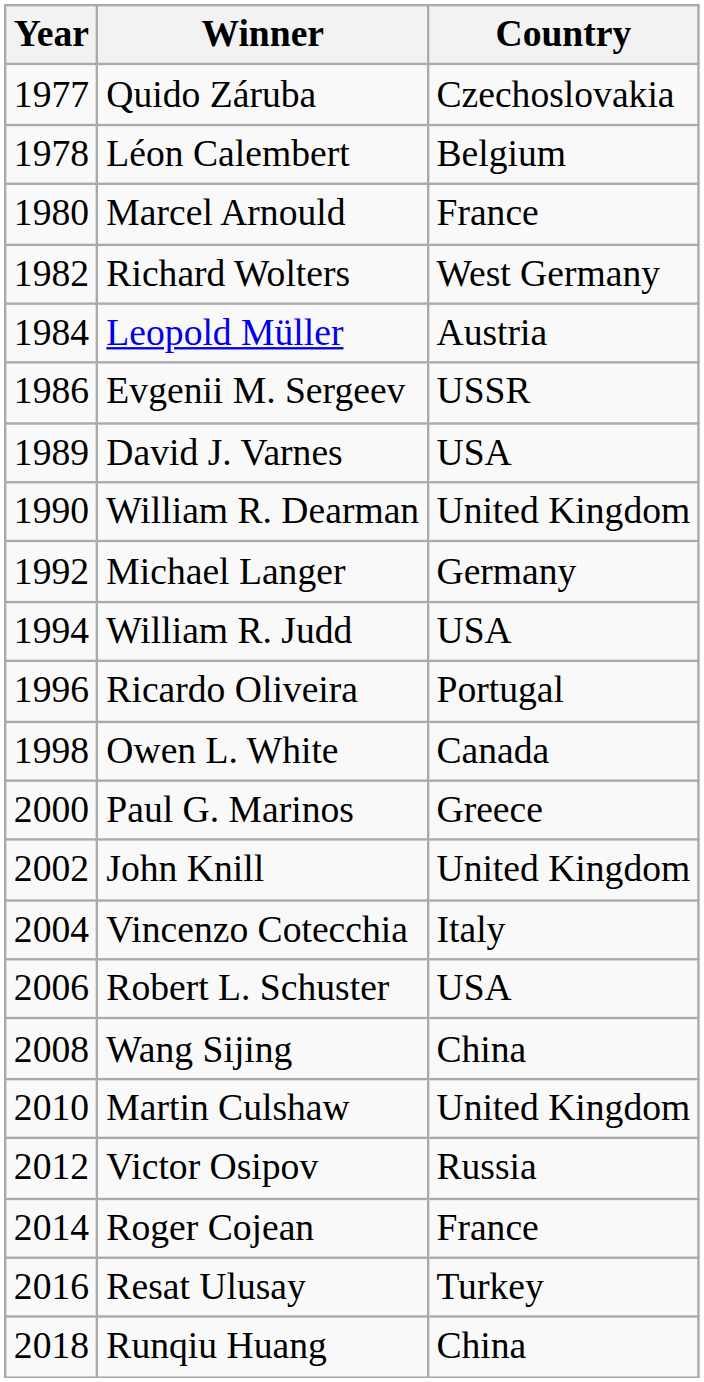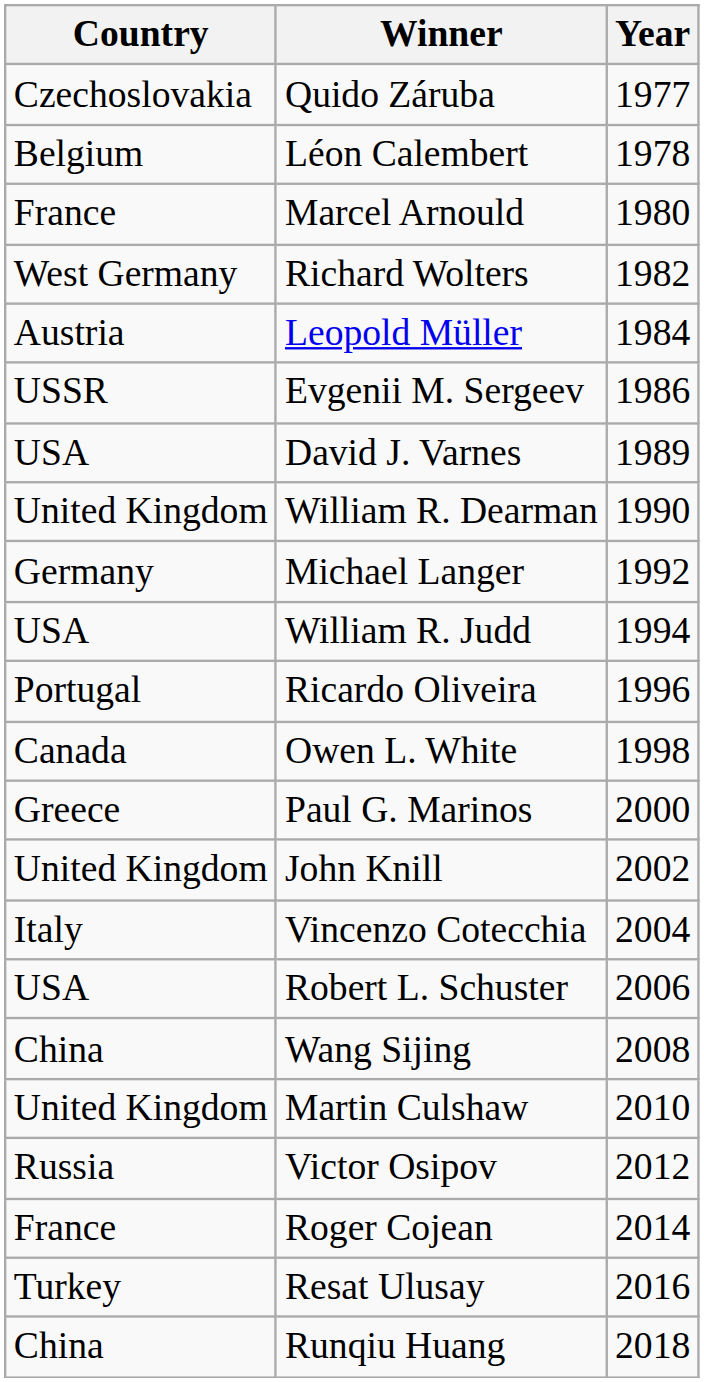columns swapped: (51, 34) <-> (563, 34)
